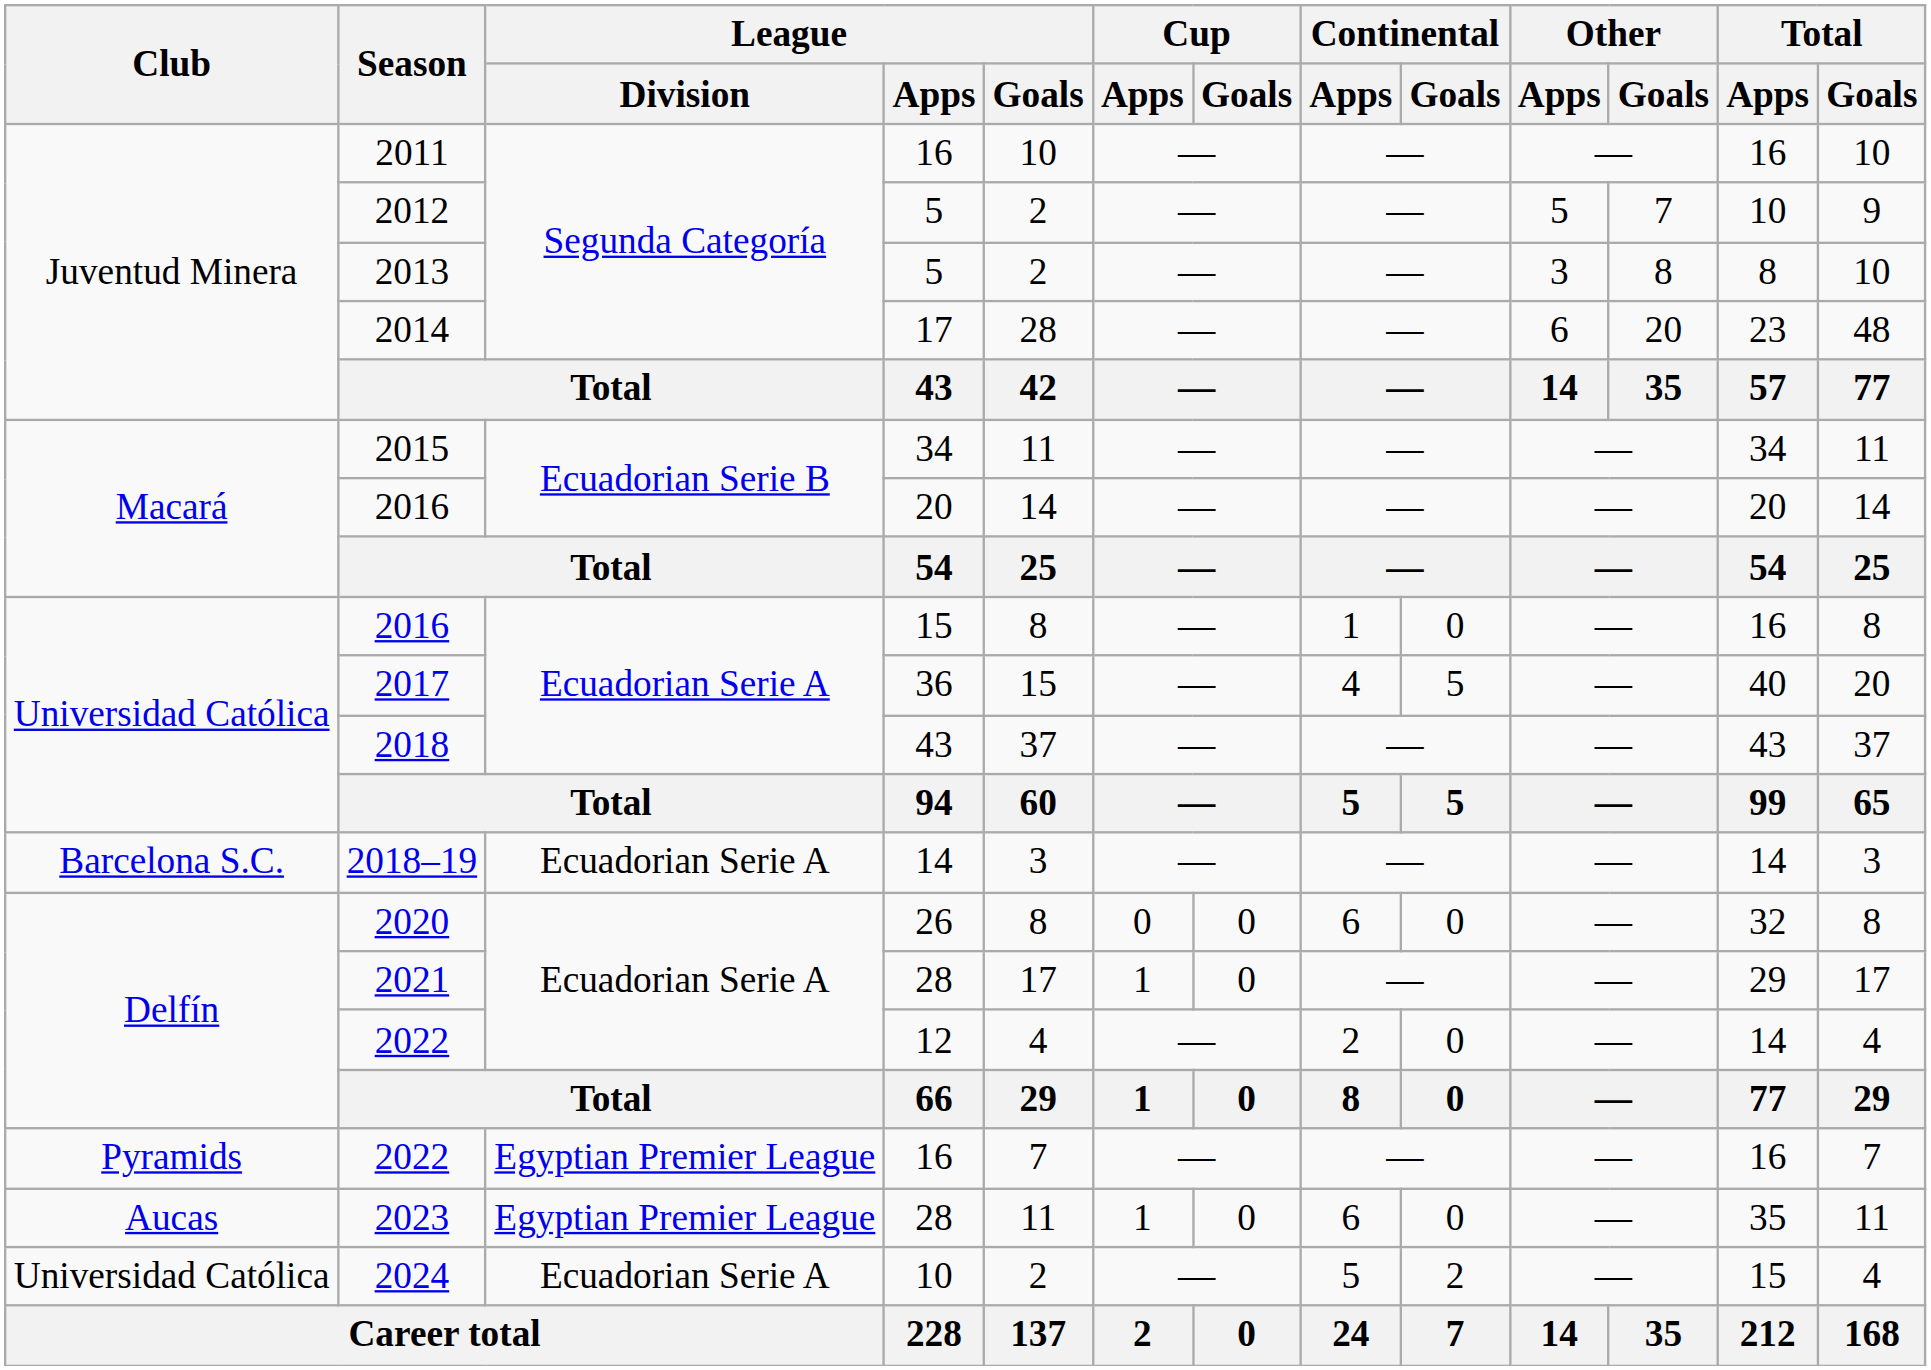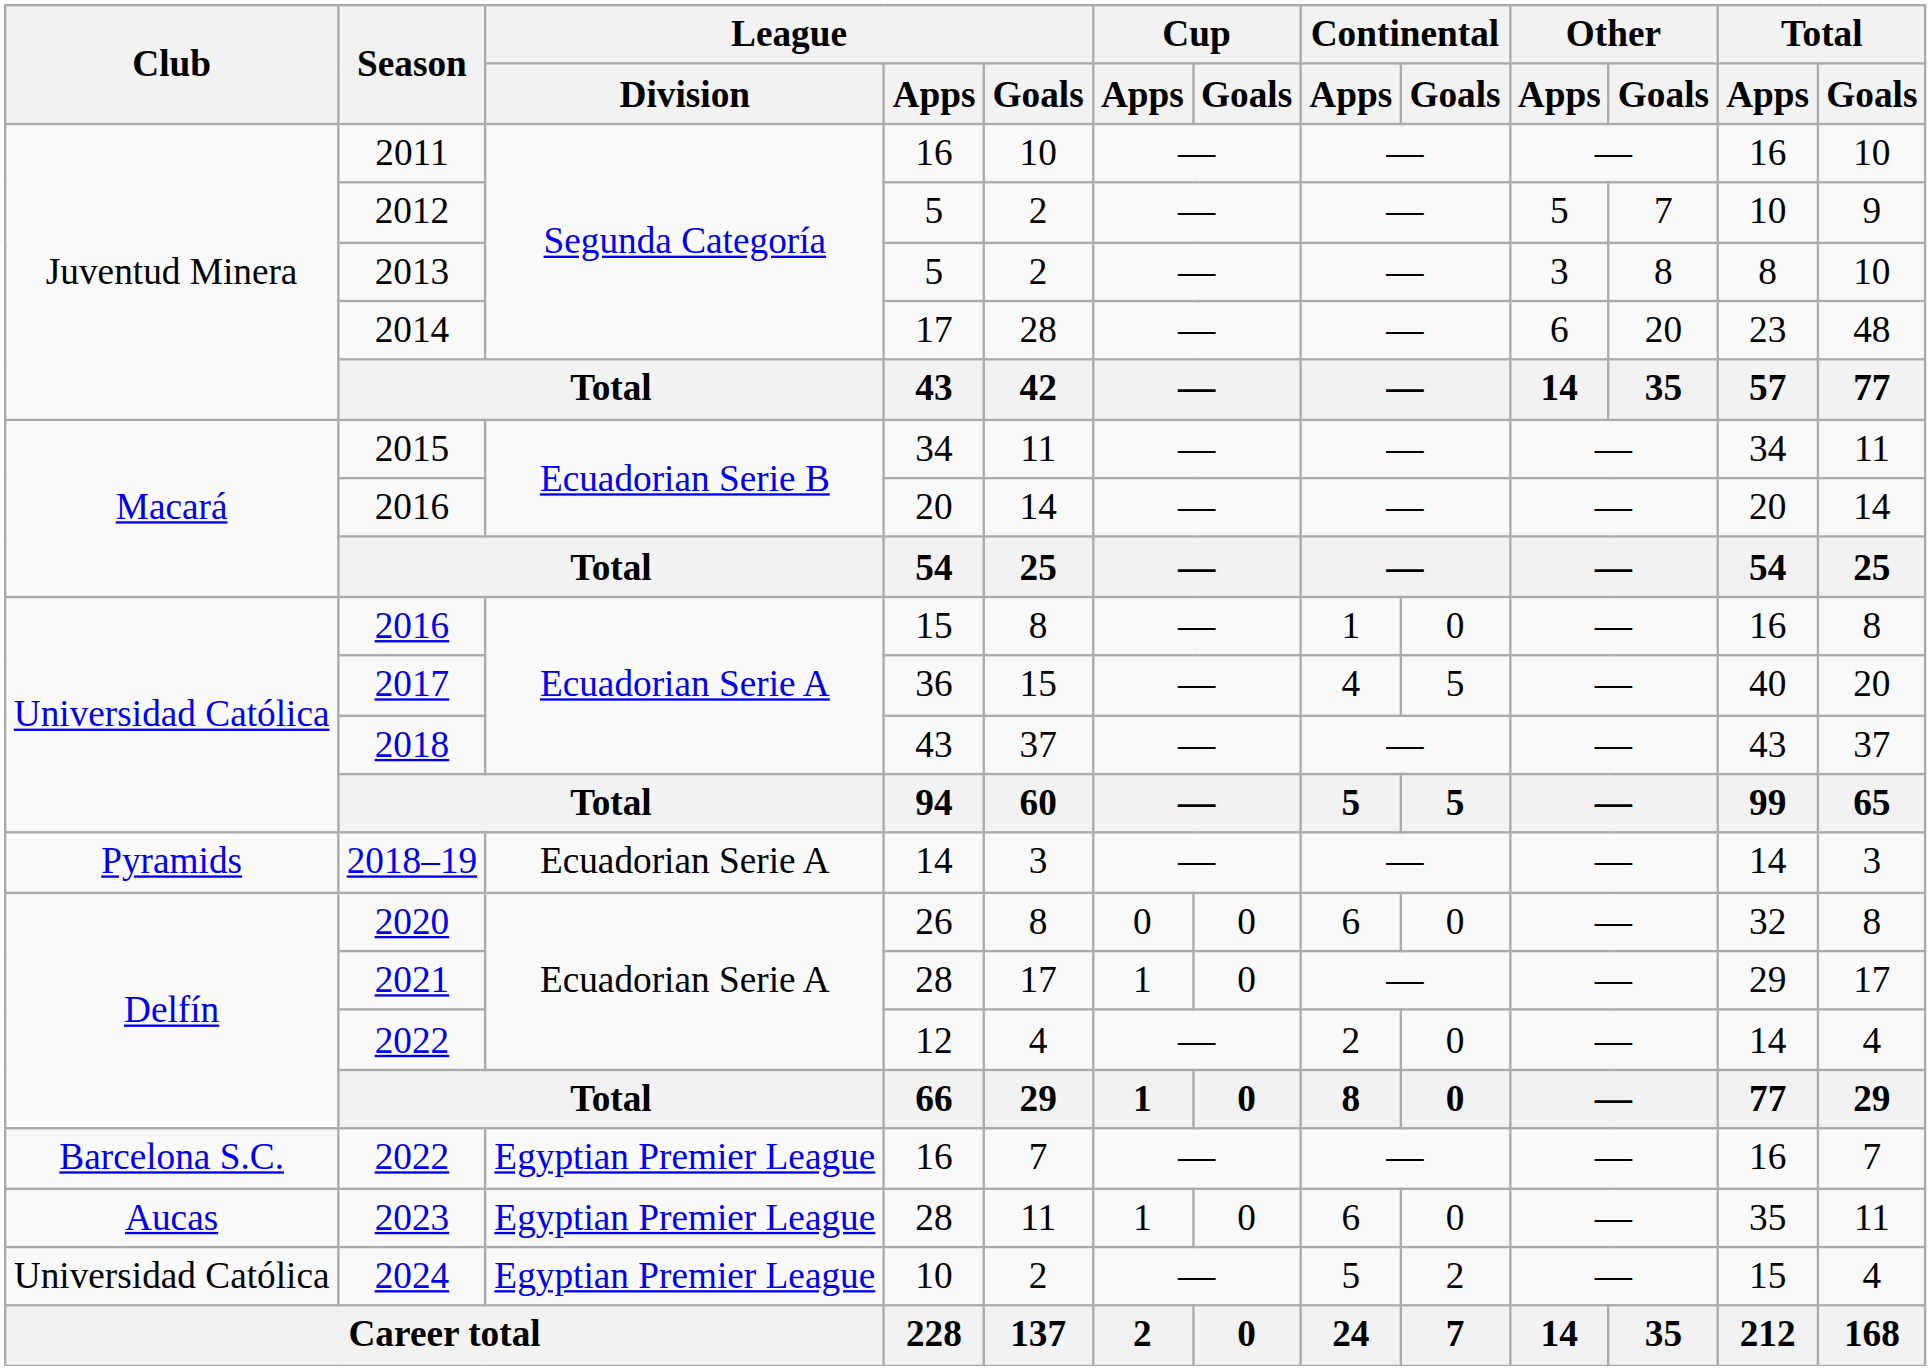(172, 861) Barcelona S.C. -> (172, 861) Pyramids
(172, 1157) Pyramids -> (172, 1157) Barcelona S.C.
(685, 1275) Ecuadorian Serie A -> (685, 1275) Egyptian Premier League
